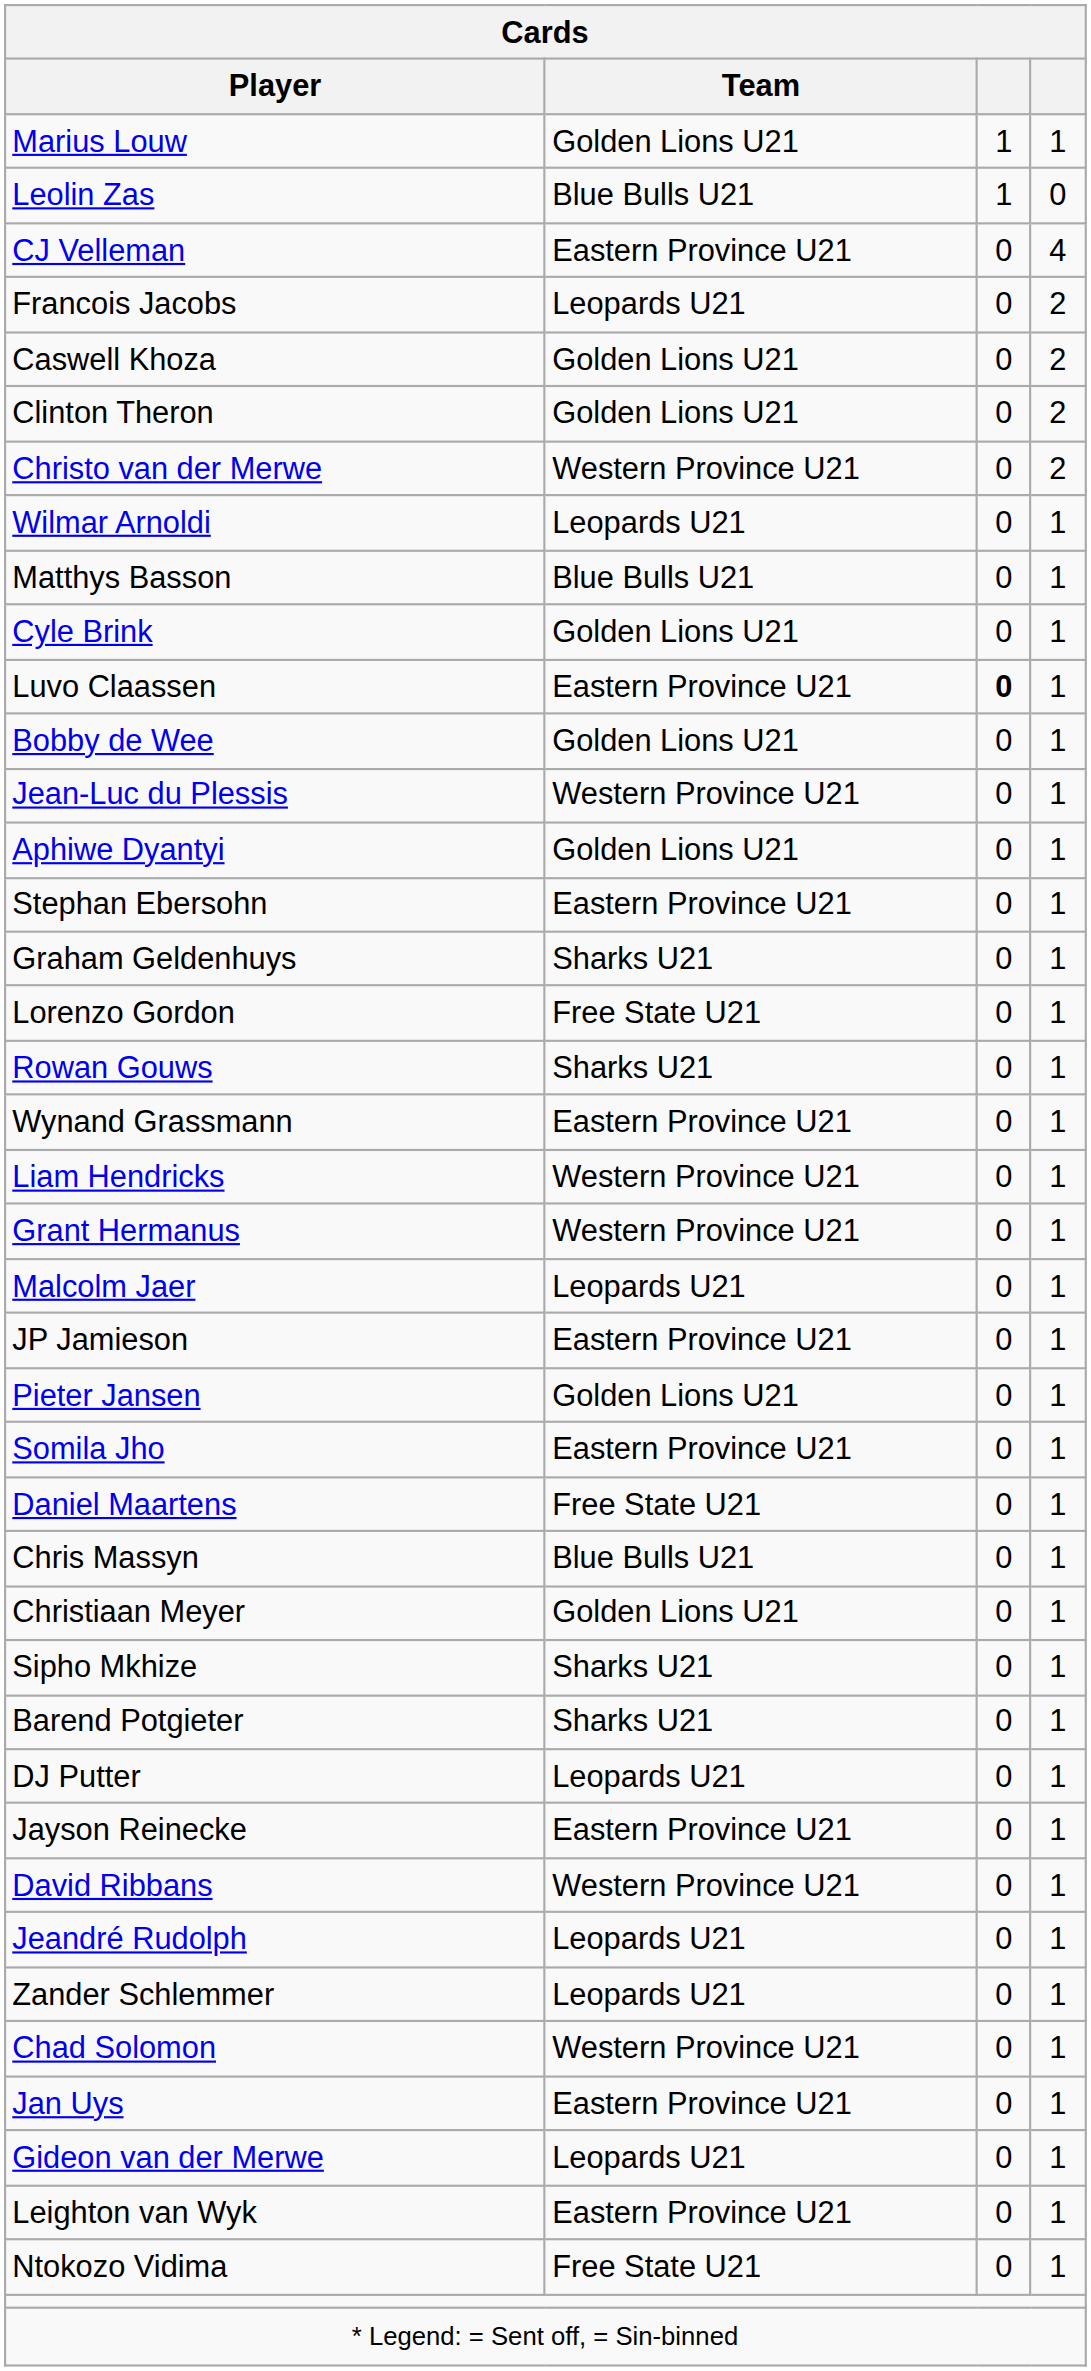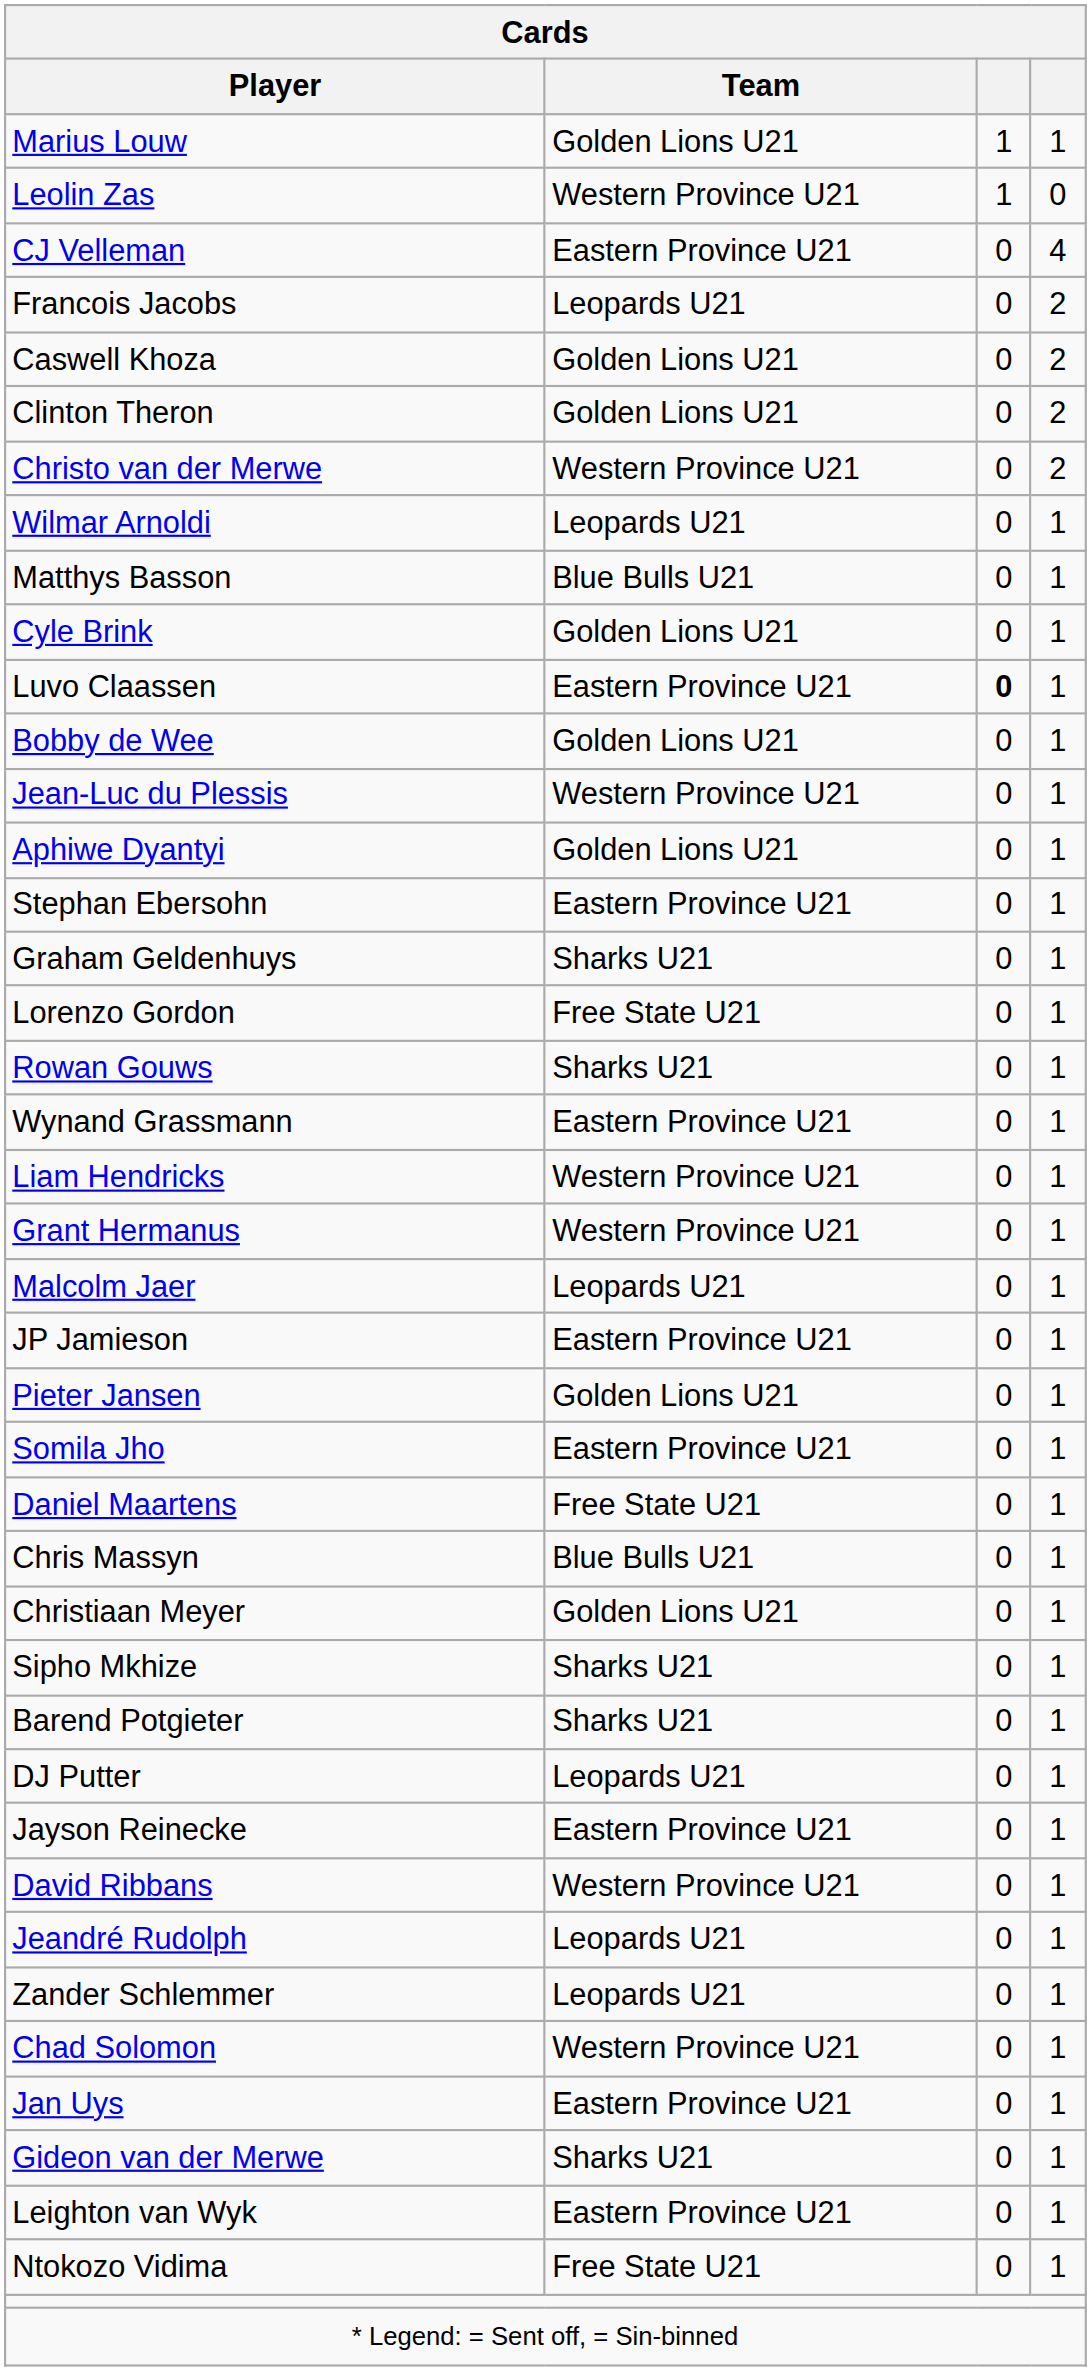(653, 195) Blue Bulls U21 -> (706, 195) Western Province U21
(649, 2158) Leopards U21 -> (633, 2158) Sharks U21
